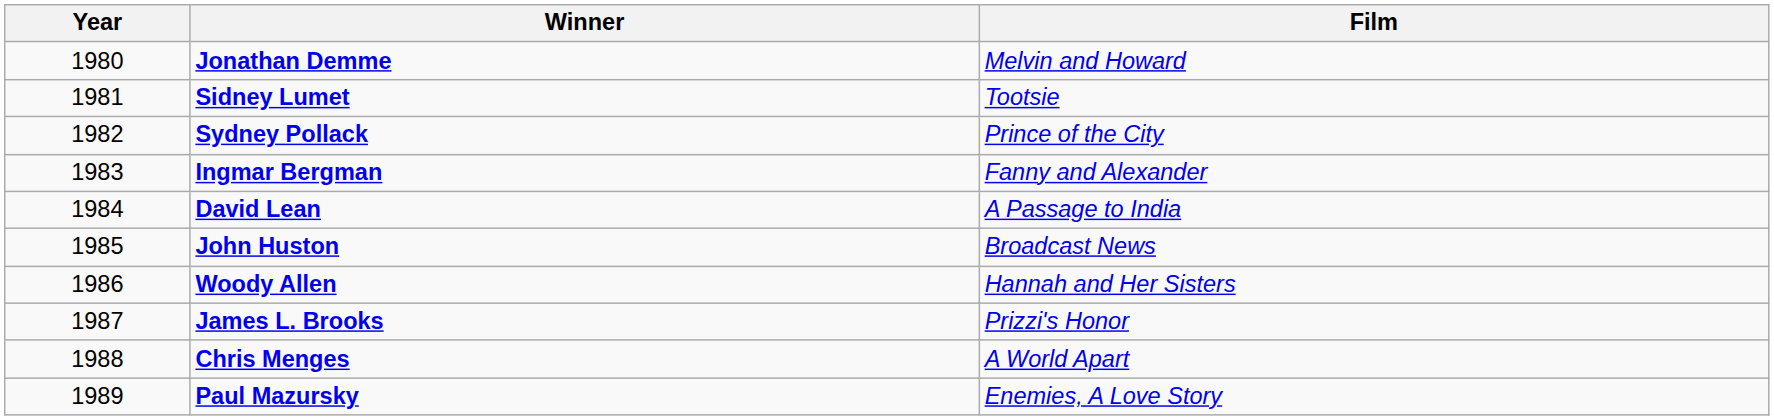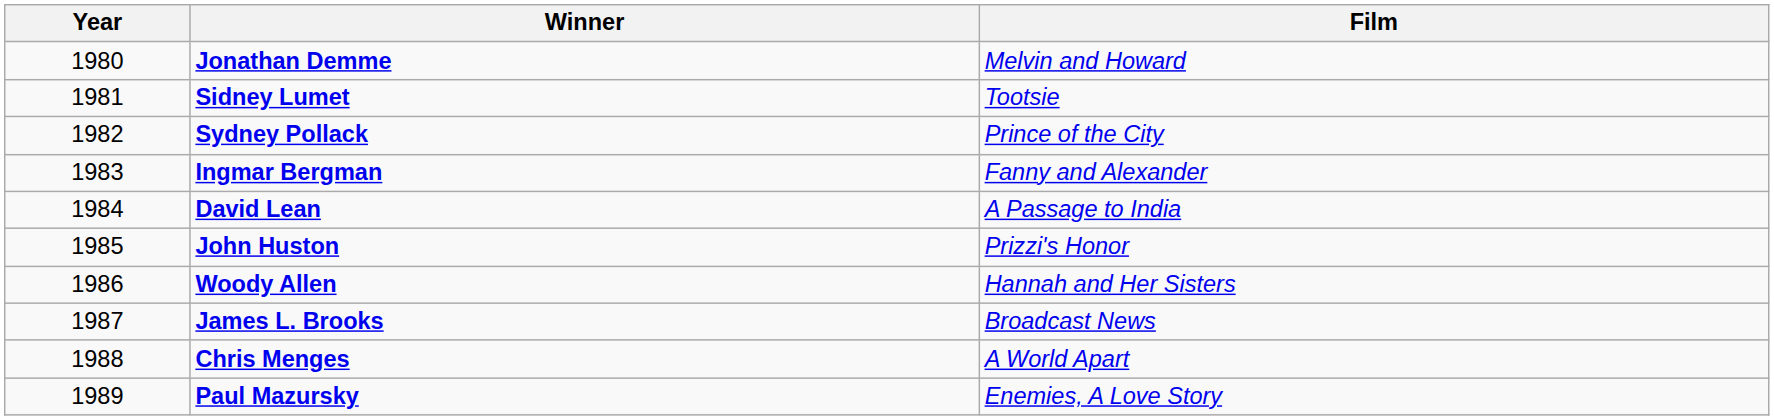(1070, 246) Broadcast News -> (1057, 246) Prizzi's Honor
(1057, 321) Prizzi's Honor -> (1070, 321) Broadcast News
